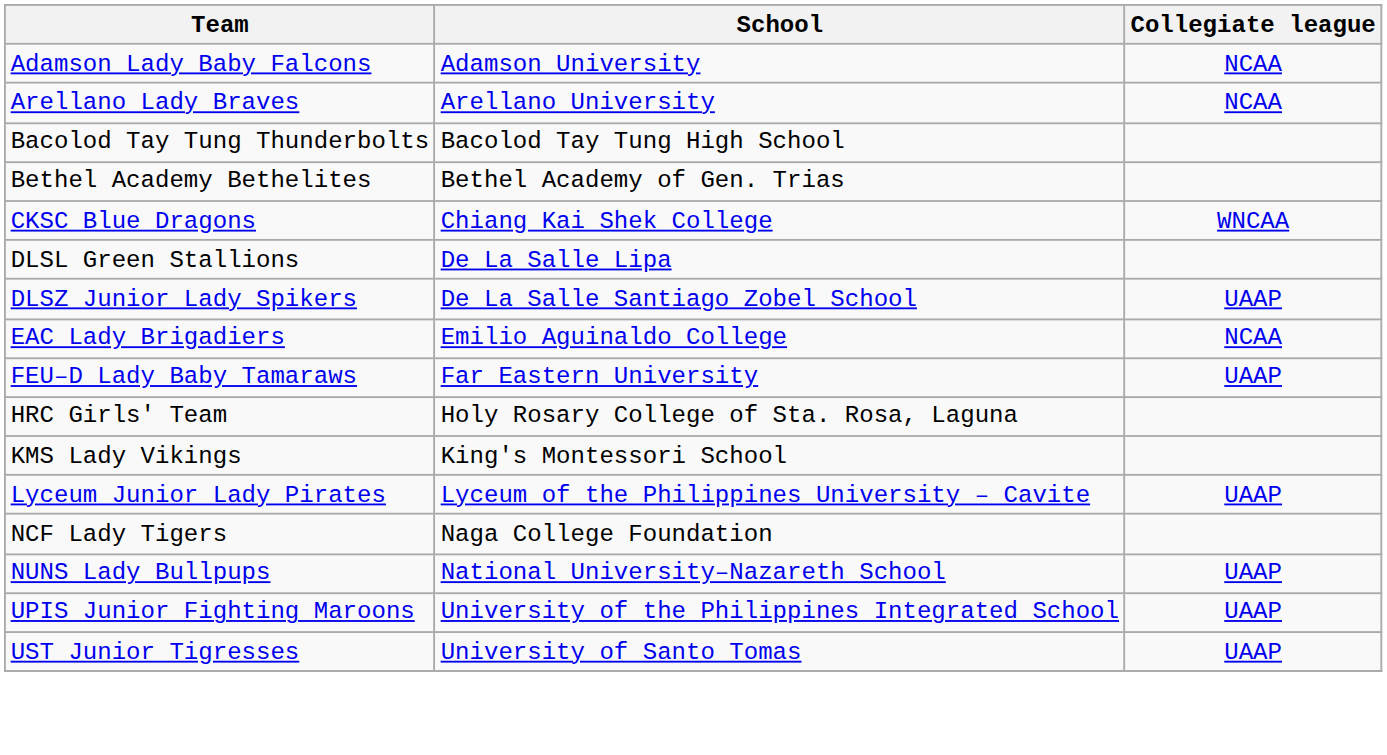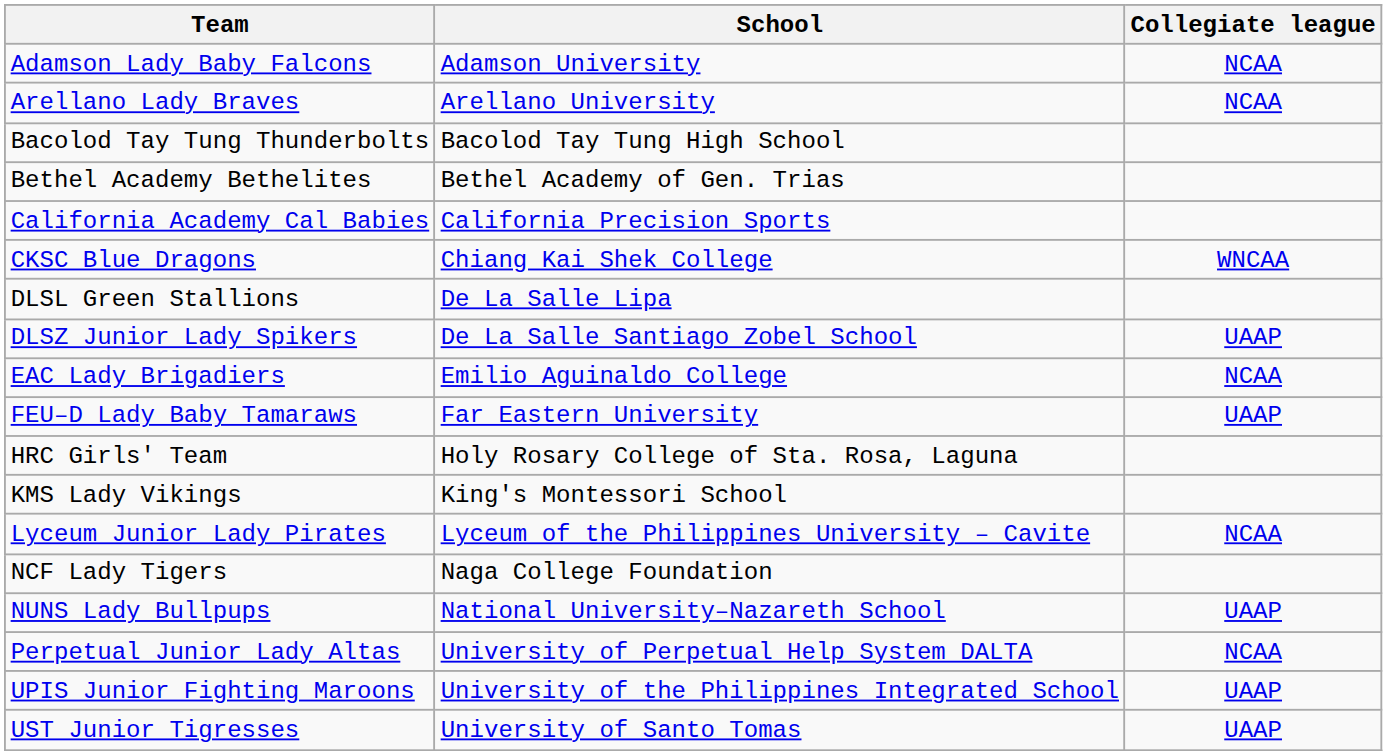+ row: (220, 221)
(1253, 495) UAAP -> (1253, 534) NCAA
+ row: (205, 652)
